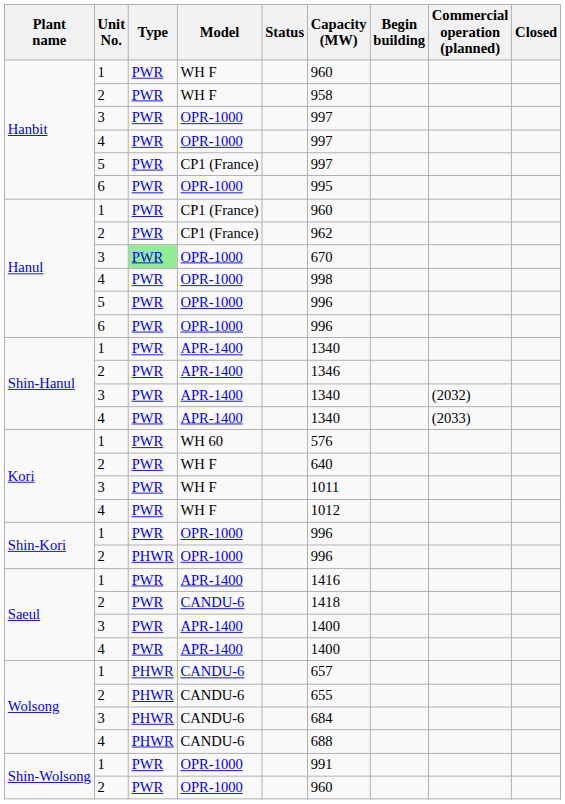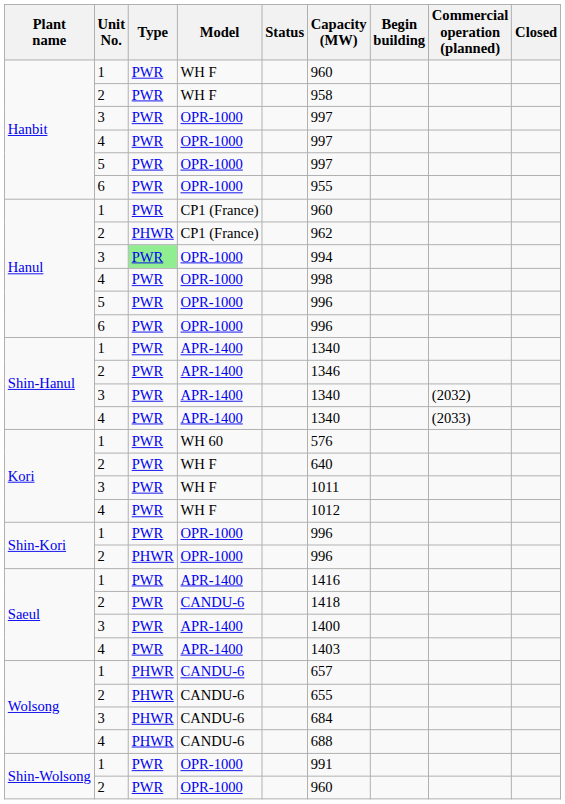(220, 164) CP1 (France) -> (212, 164) OPR-1000
(322, 187) 995 -> (322, 187) 955
(147, 233) PWR -> (153, 233) PHWR
(322, 256) 670 -> (322, 256) 994
(325, 649) 1400 -> (325, 649) 1403
